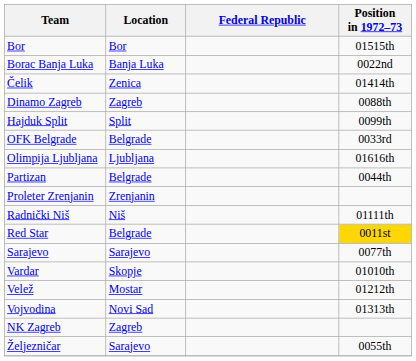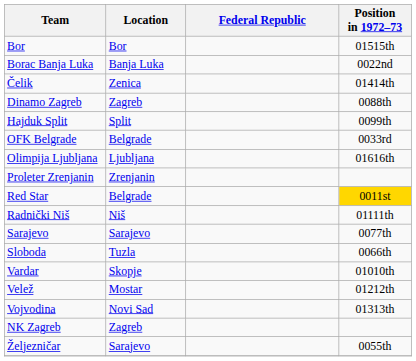- row: (26, 177)
rows swapped: (38, 214) <-> (28, 233)
+ row: (27, 252)
